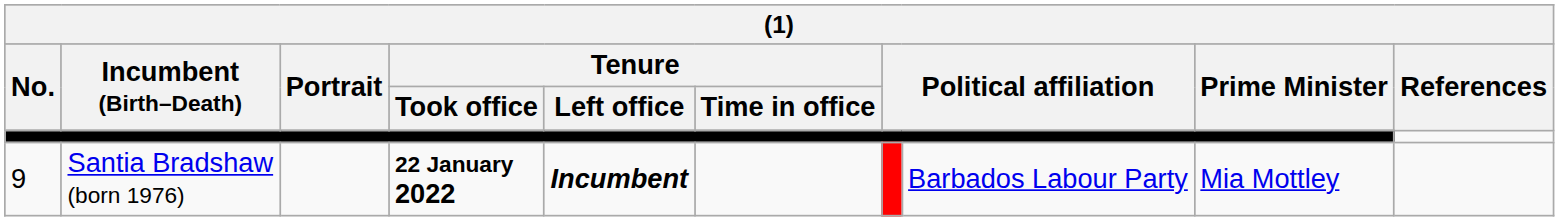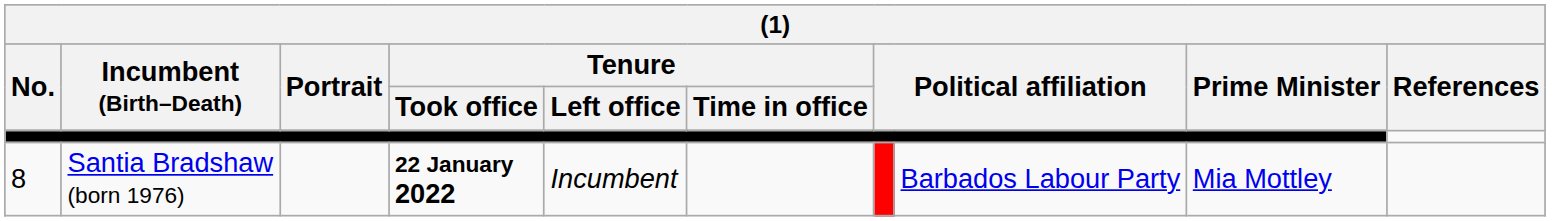(19, 178) 9 -> (19, 178) 8
(619, 178) bold -> (614, 178) normal
